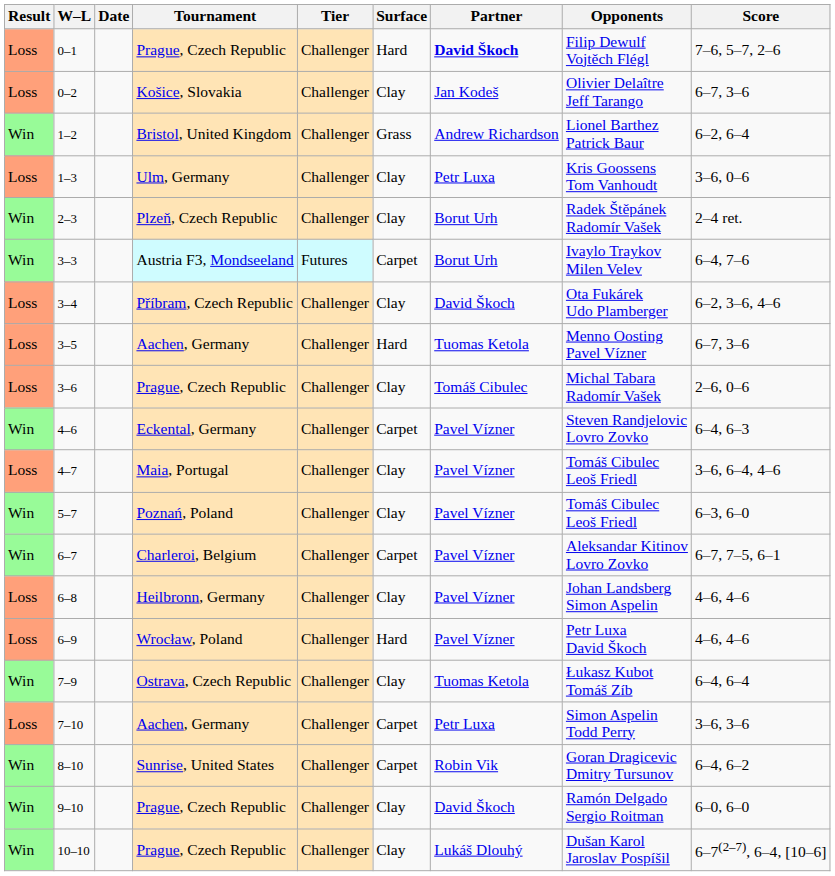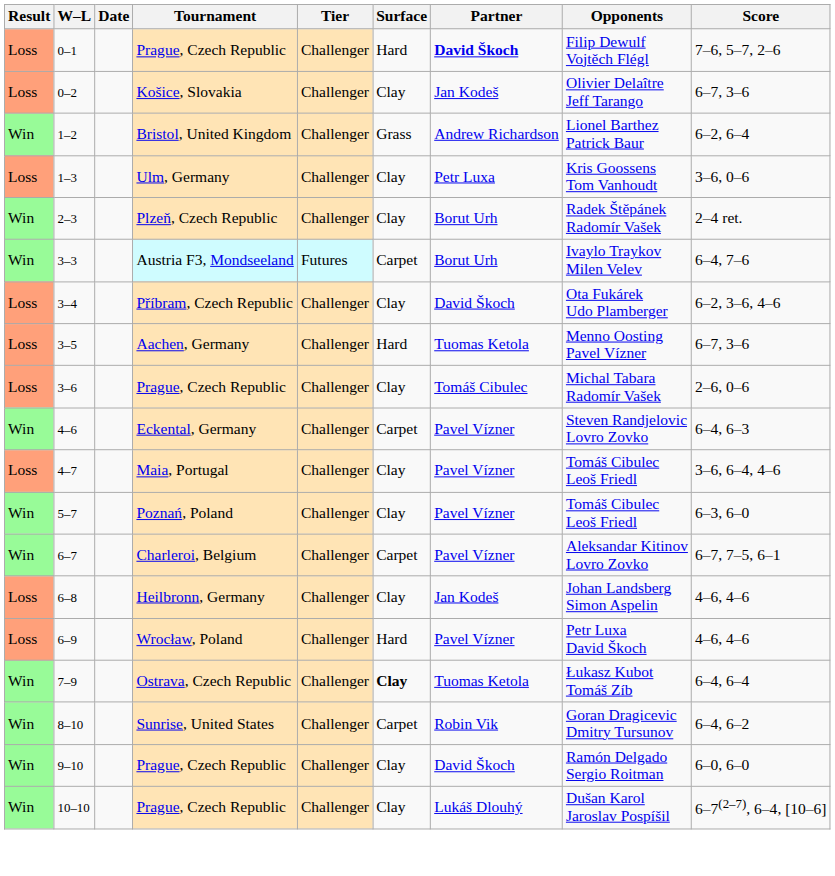(474, 597) Pavel Vízner -> (466, 597) Jan Kodeš
(391, 681) normal -> (392, 681) bold
- row: (70, 724)
